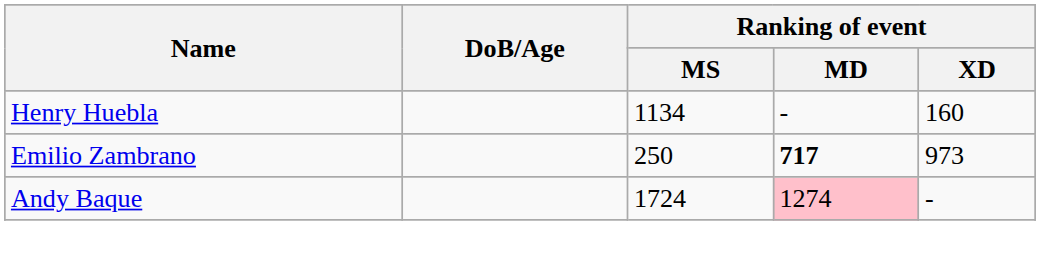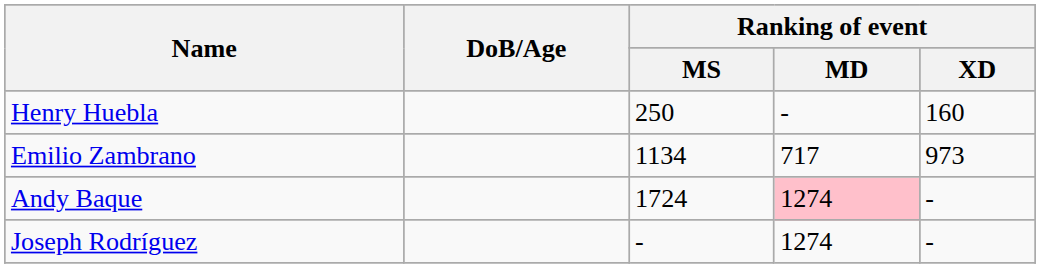(660, 112) 1134 -> (655, 112) 250
(653, 155) 250 -> (661, 155) 1134
(799, 155) bold -> (800, 155) normal
+ row: (104, 241)
